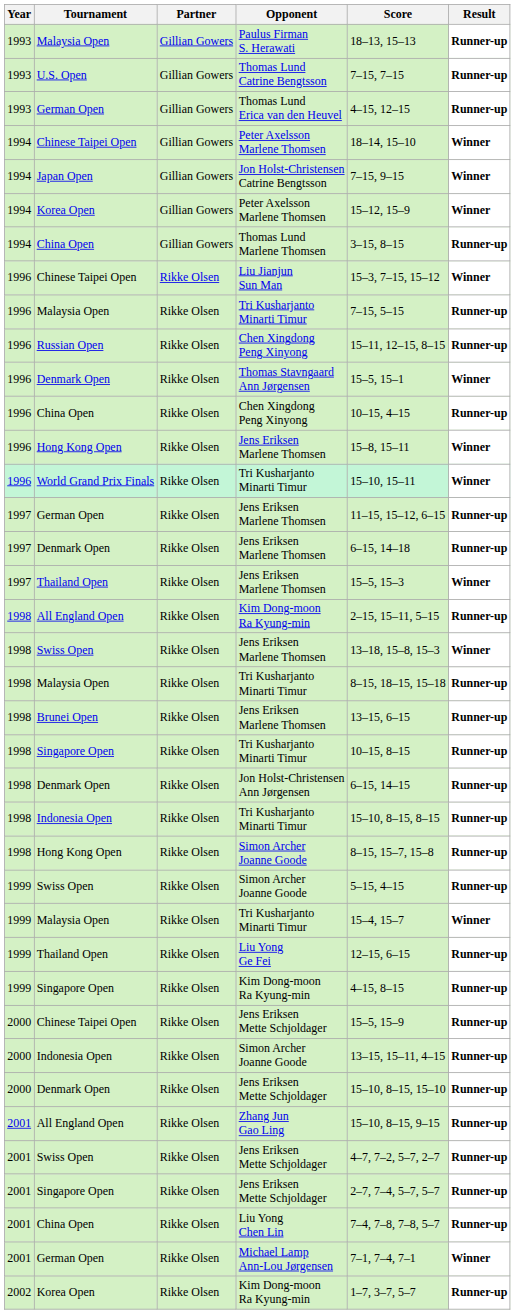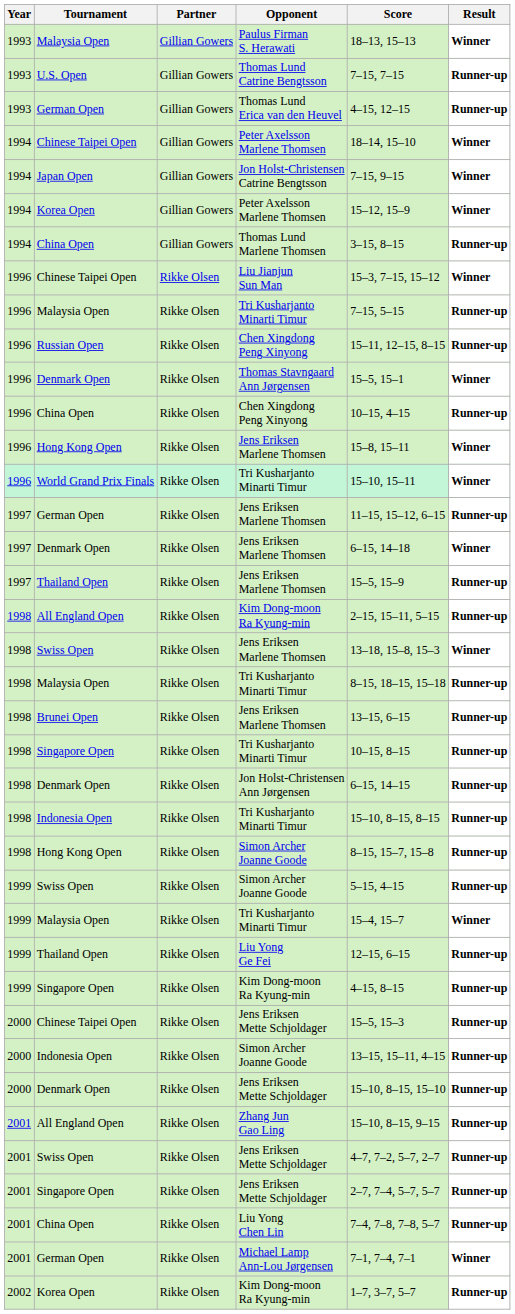(479, 41) Runner-up -> (471, 41) Winner
(479, 548) Runner-up -> (471, 548) Winner
(377, 582) 15–5, 15–3 -> (377, 582) 15–5, 15–9
(471, 582) Winner -> (479, 582) Runner-up
(377, 1022) 15–5, 15–9 -> (377, 1022) 15–5, 15–3
